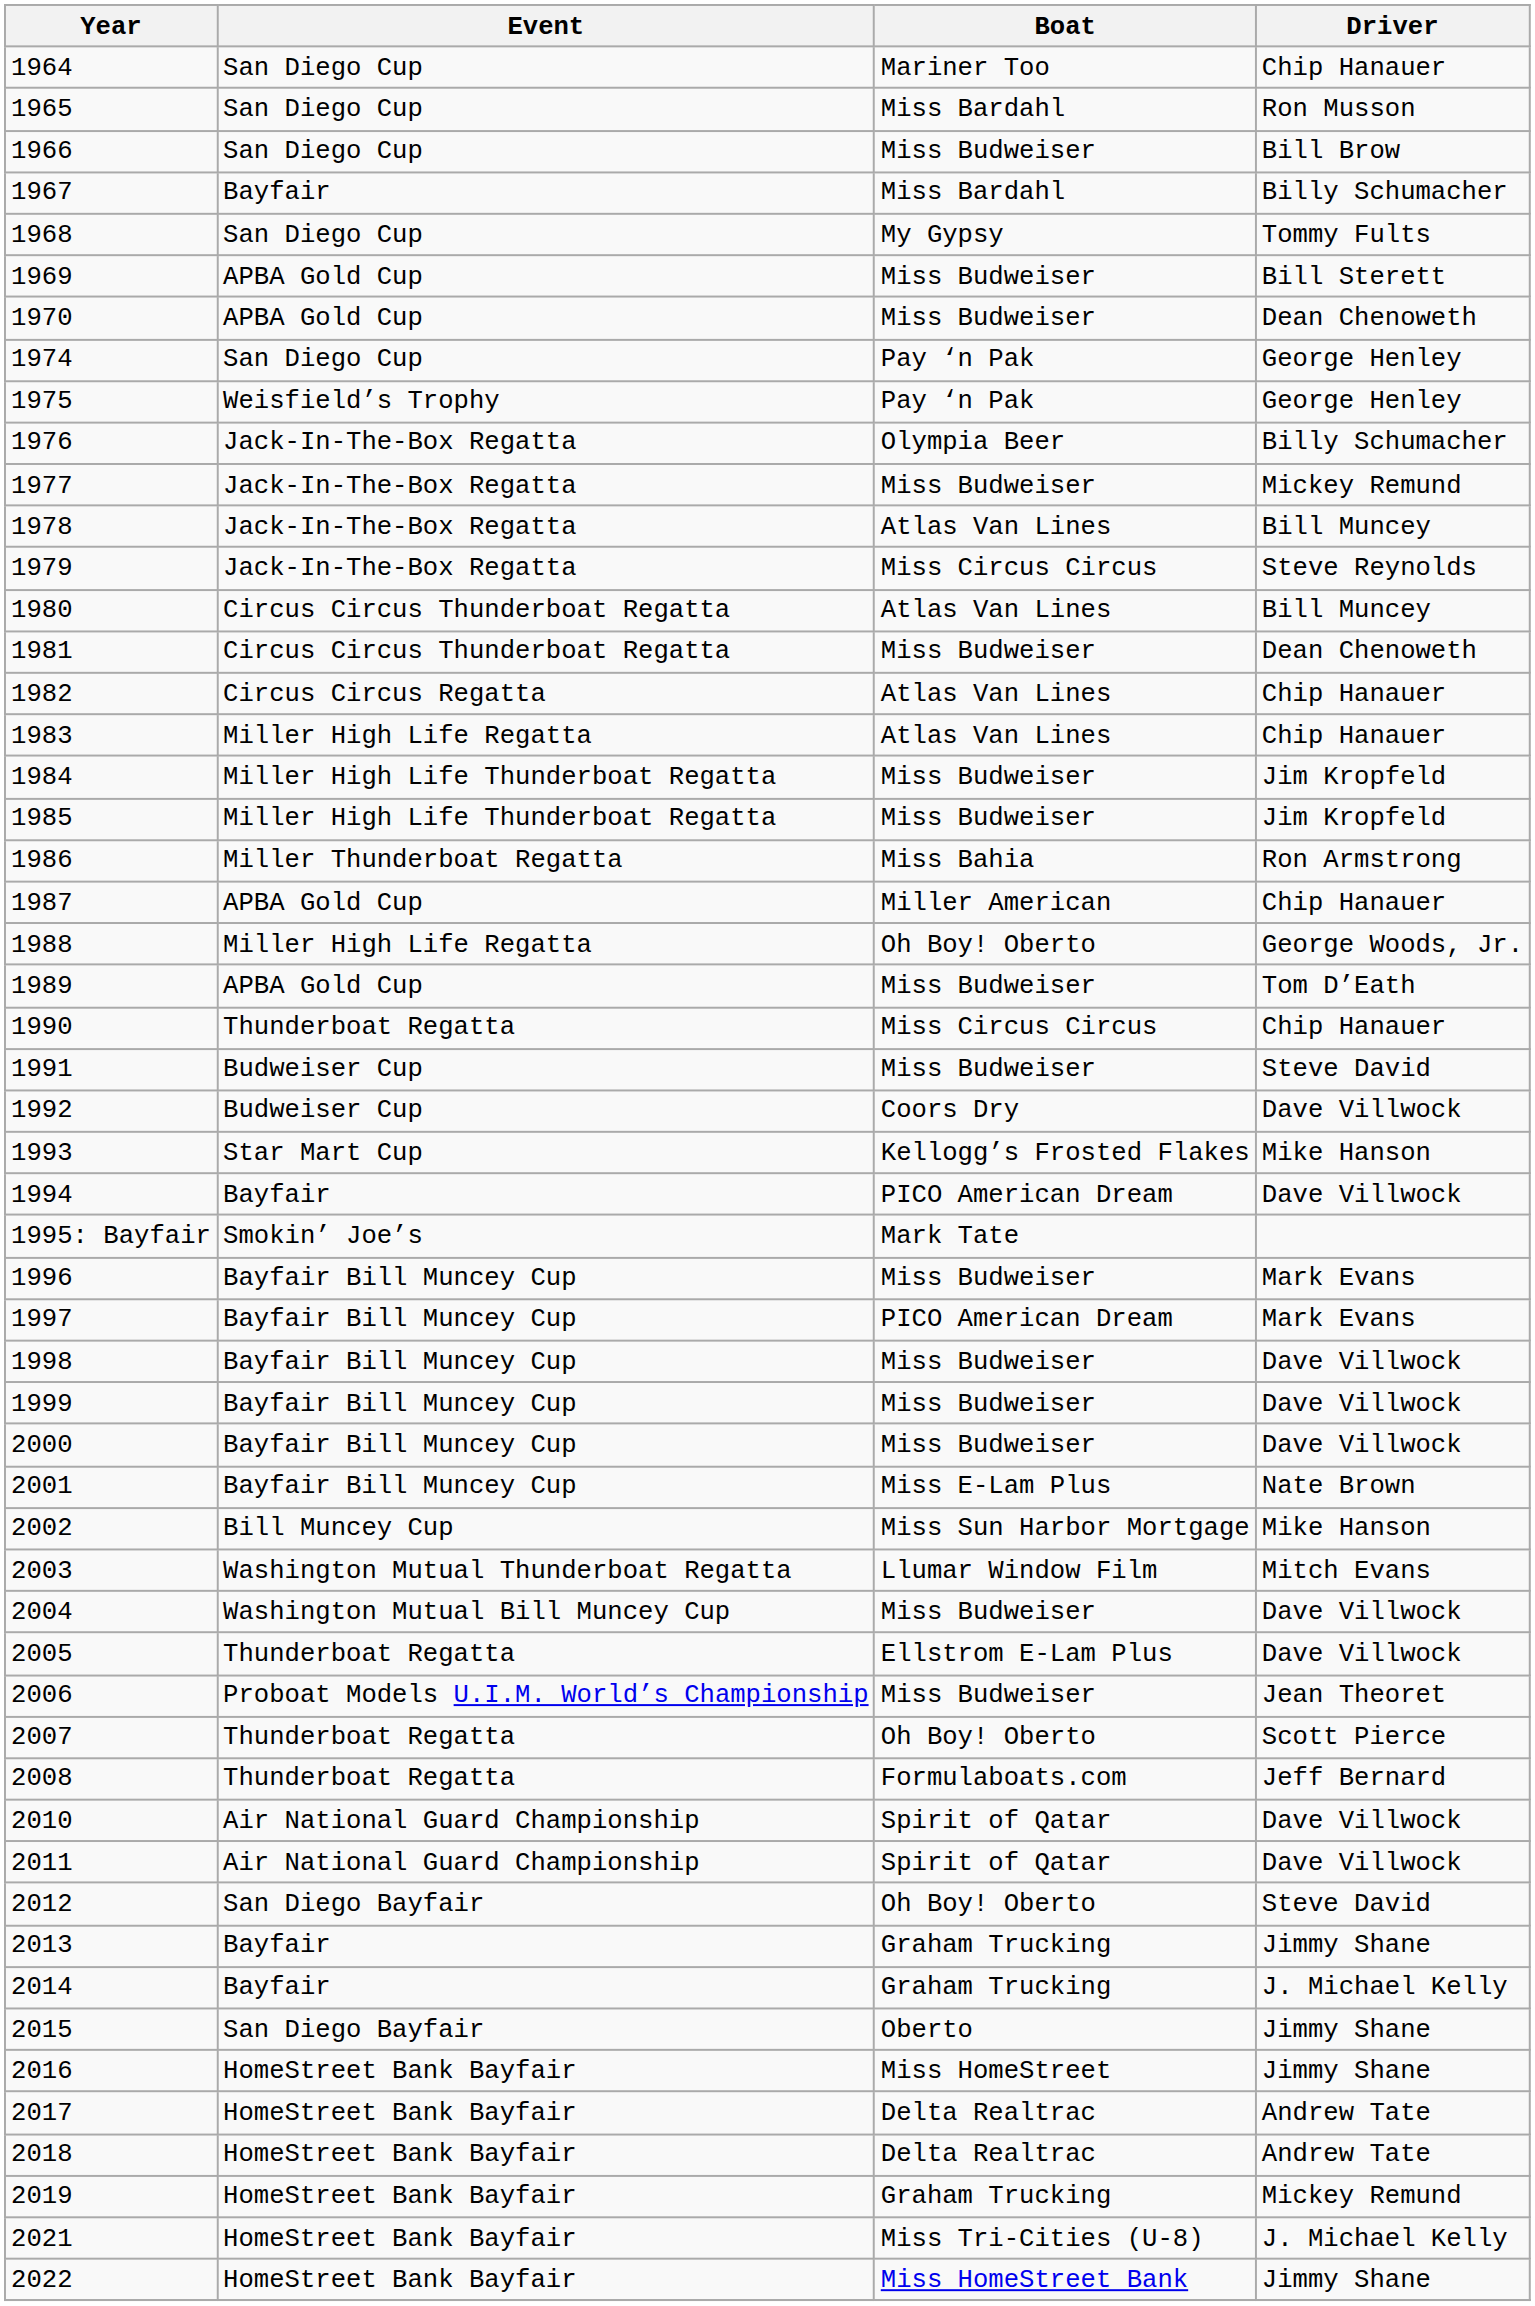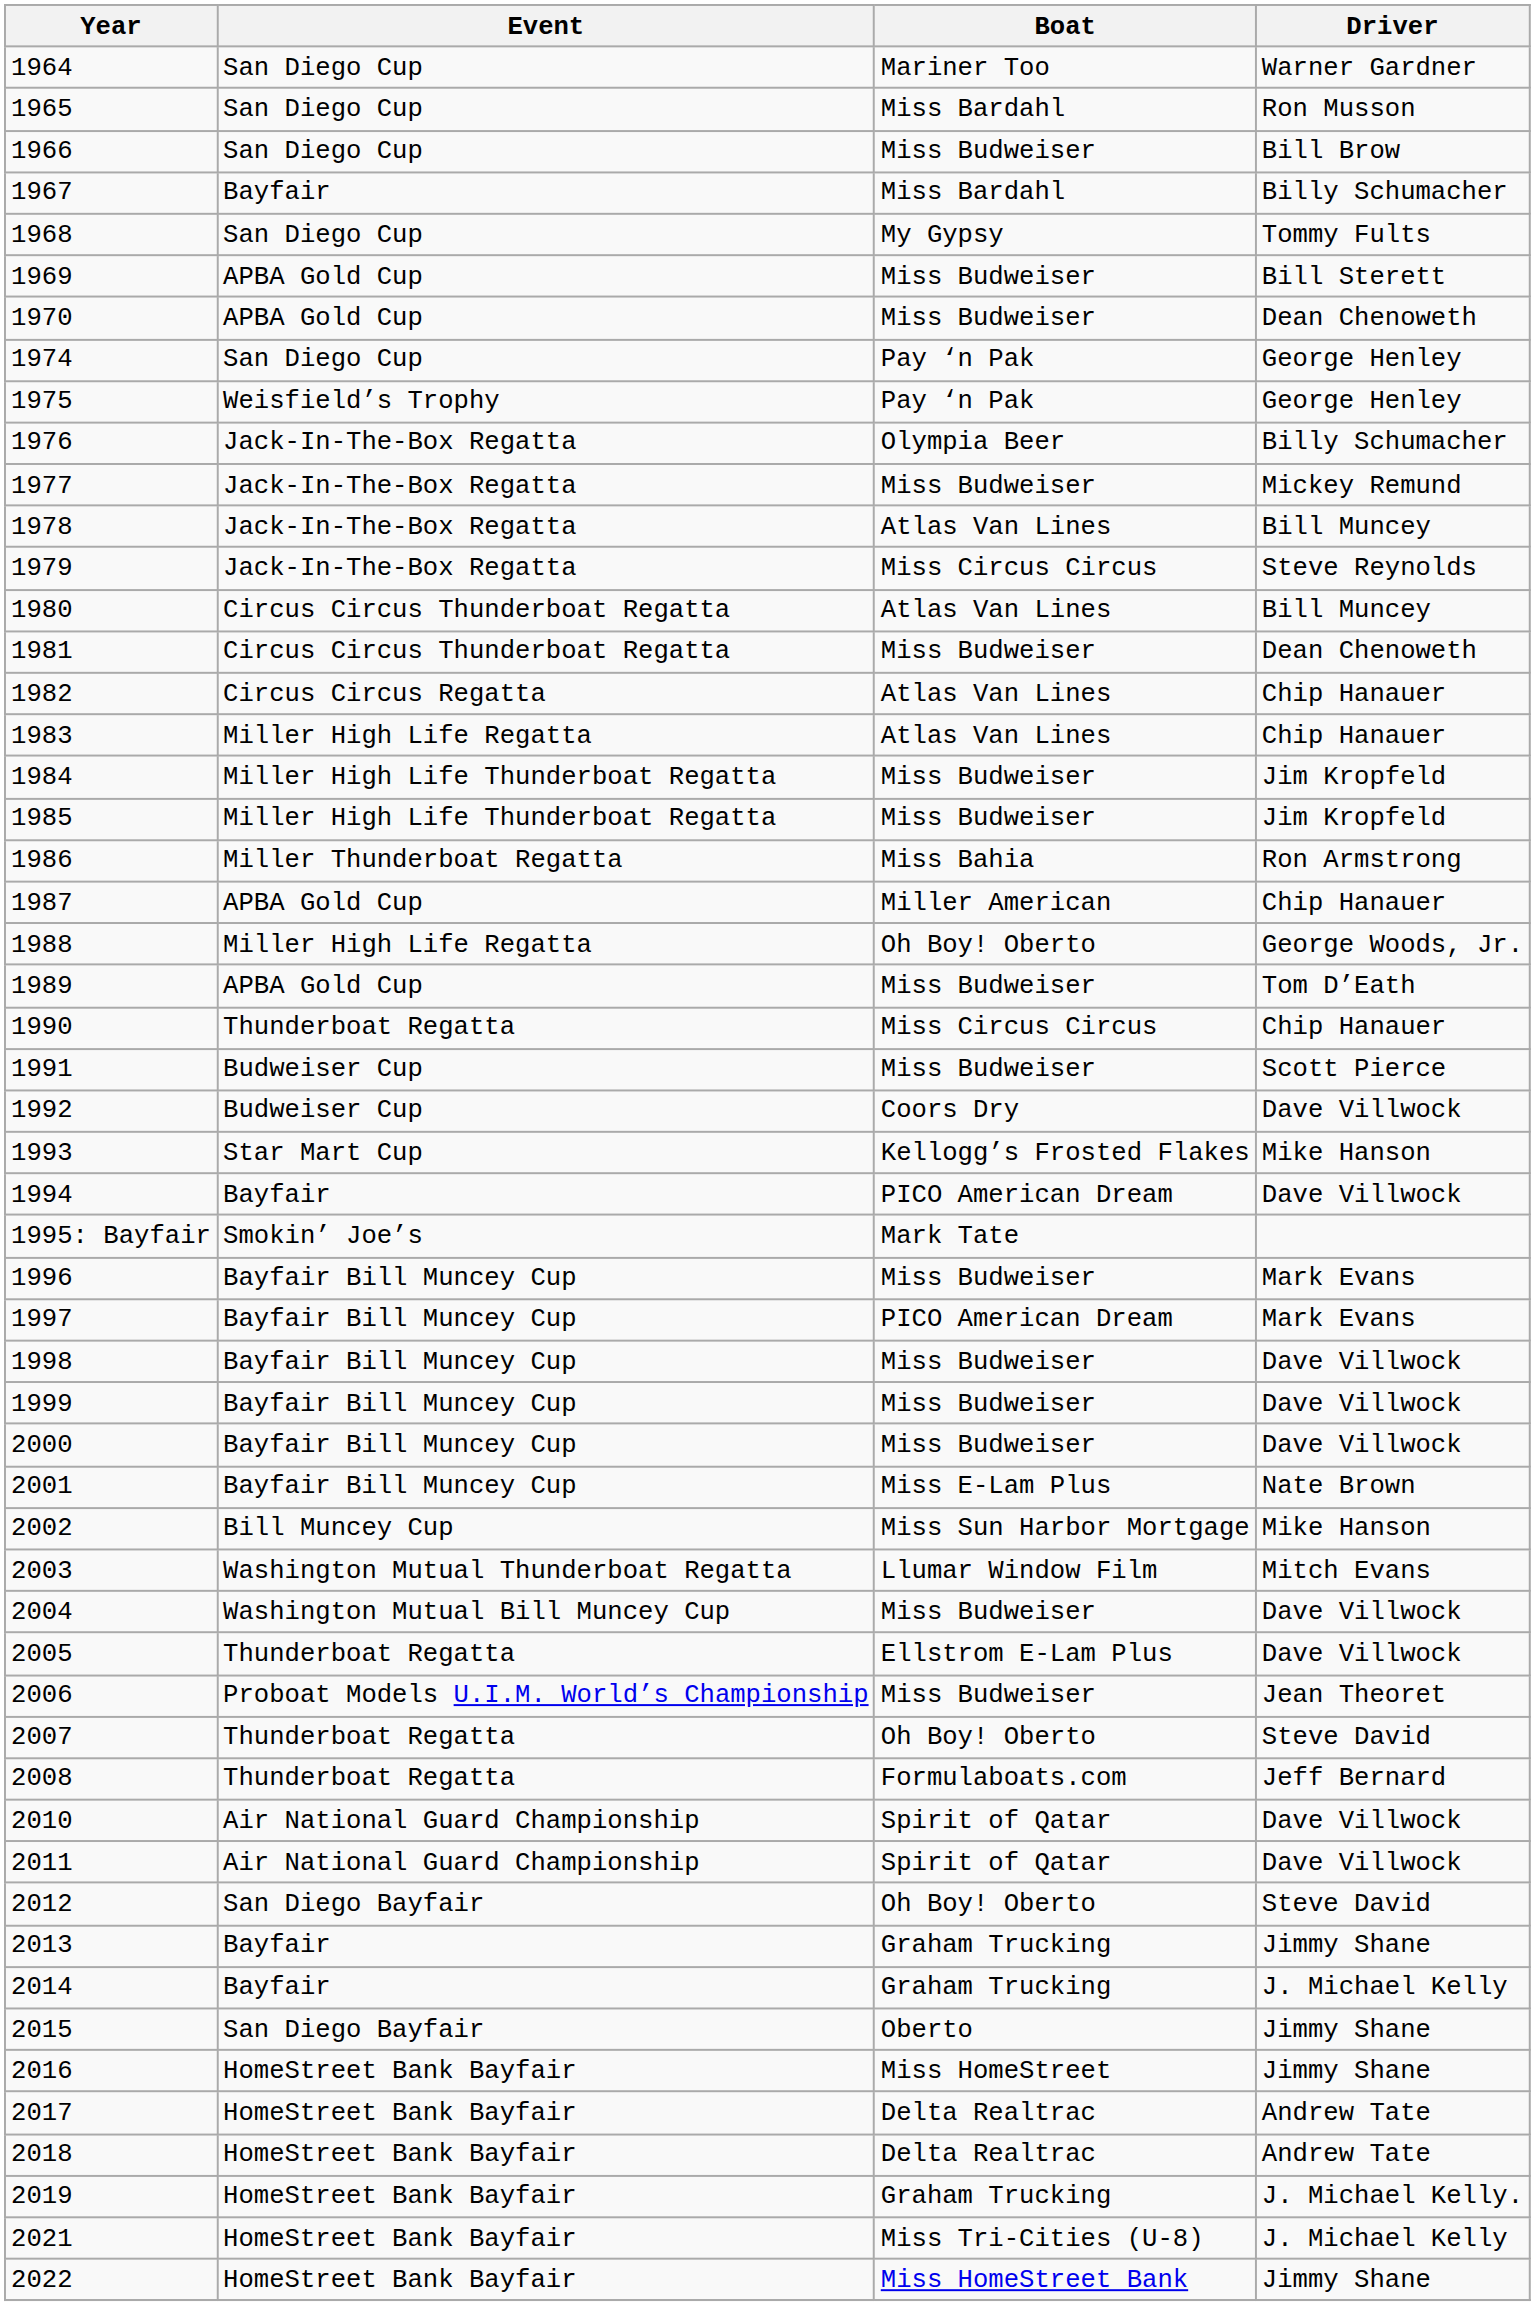(1354, 68) Chip Hanauer -> (1369, 68) Warner Gardner
(1346, 1069) Steve David -> (1354, 1069) Scott Pierce
(1354, 1737) Scott Pierce -> (1346, 1737) Steve David
(1362, 2196) Mickey Remund -> (1392, 2196) J. Michael Kelly.
